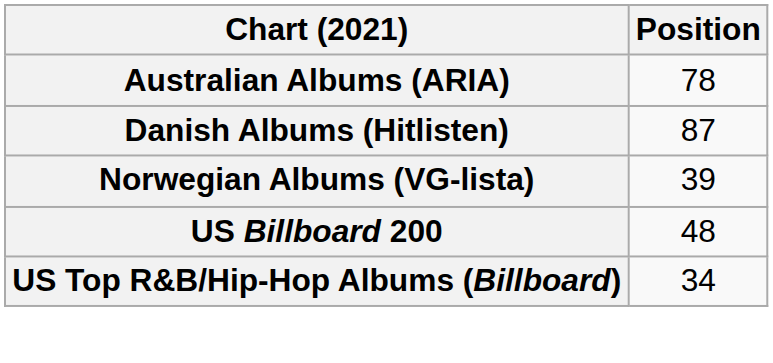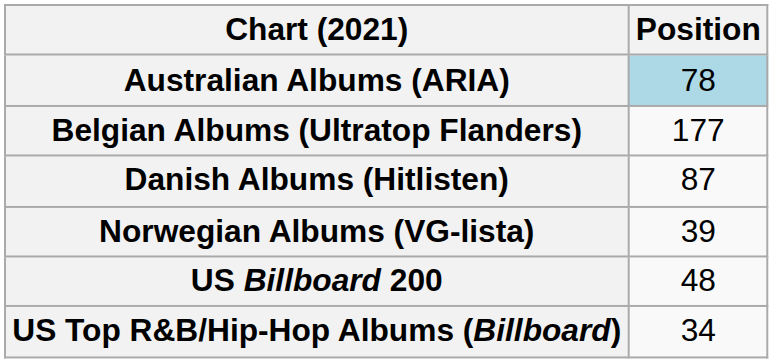(698, 79) no background -> (698, 79) lightblue background
+ row: (317, 130)
